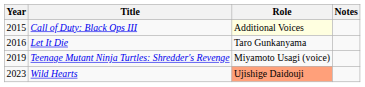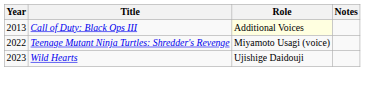(16, 27) 2015 -> (16, 27) 2013
- row: (49, 43)
(16, 58) 2019 -> (16, 43) 2022
(269, 74) lightsalmon background -> (269, 58) no background
